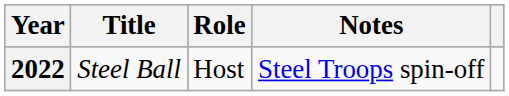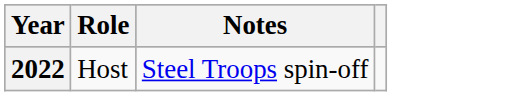- column: (129, 25)
